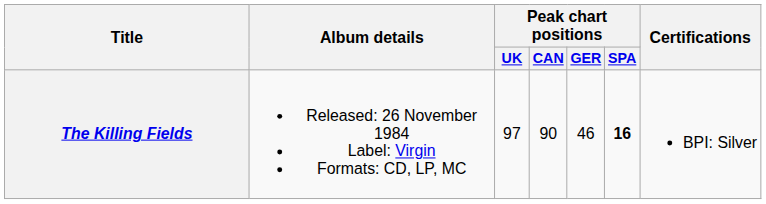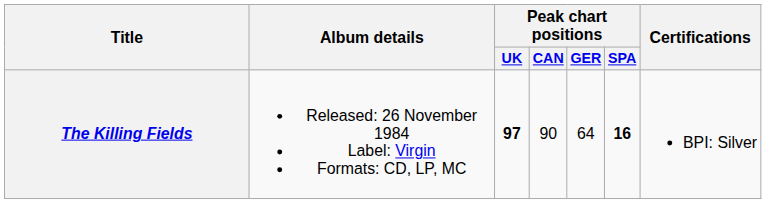(512, 134) normal -> (512, 134) bold
(586, 134) 46 -> (586, 134) 64
